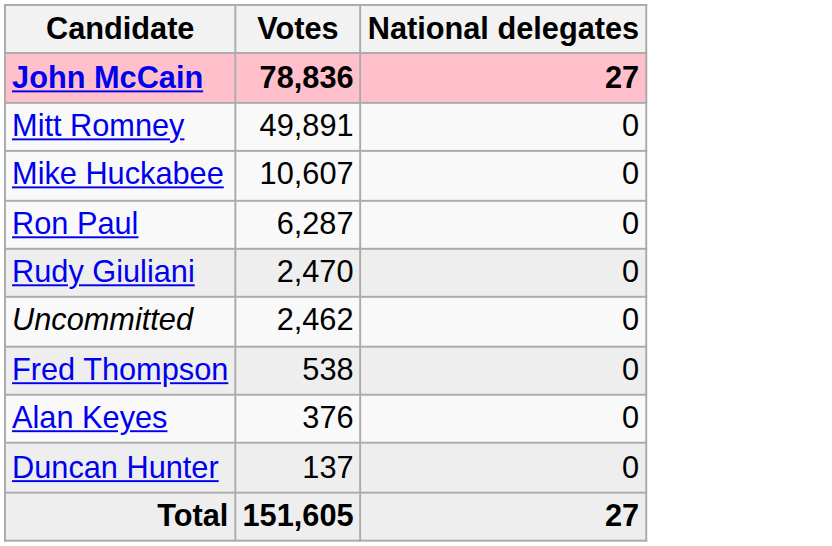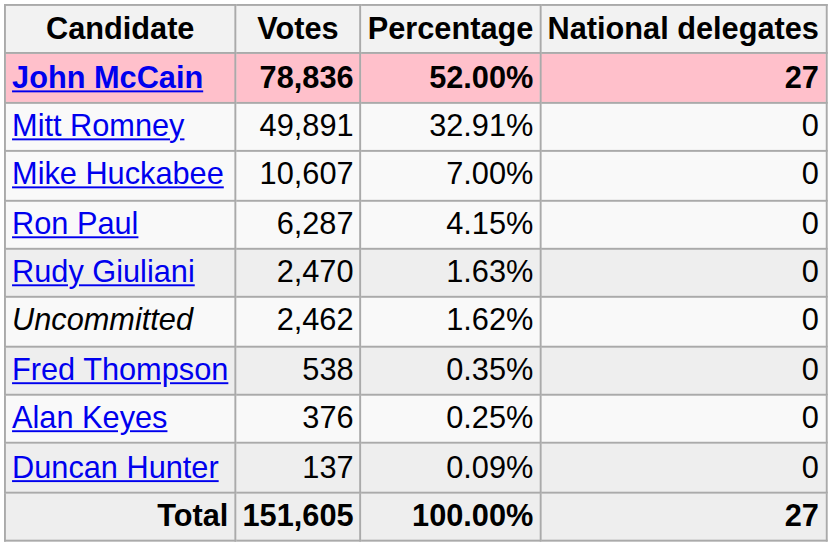+ column: (451, 28)
